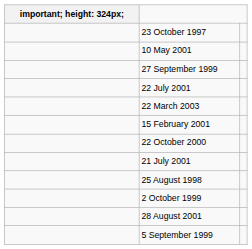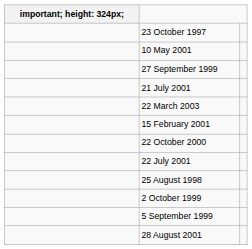rows swapped: (166, 87) <-> (166, 161)
rows swapped: (177, 235) <-> (172, 216)
